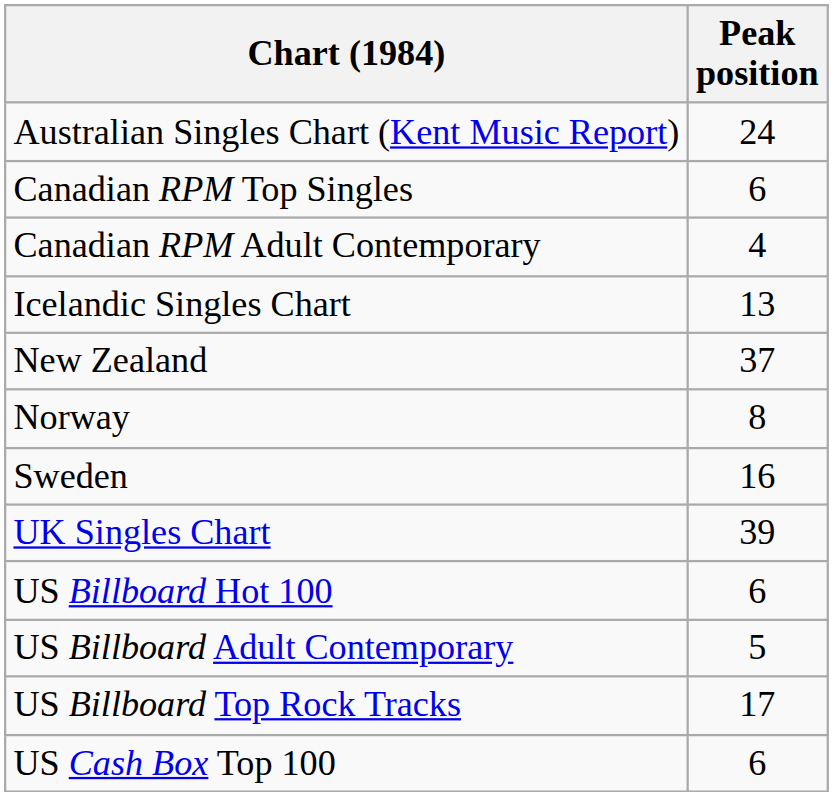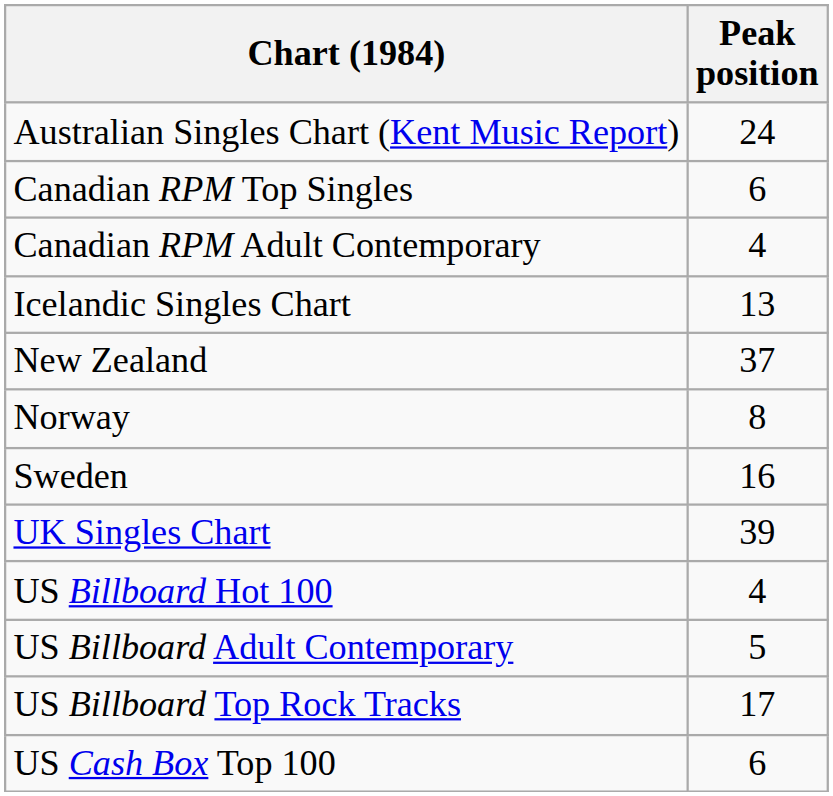(757, 589) 6 -> (757, 589) 4
